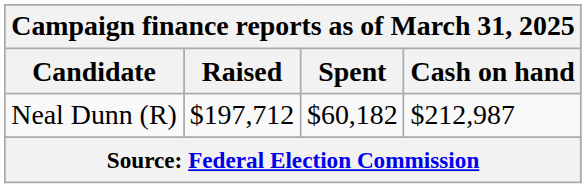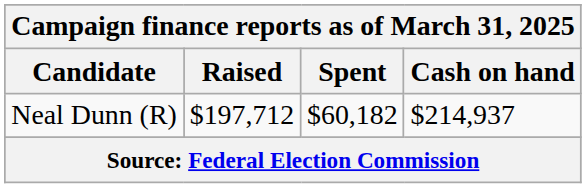(463, 114) $212,987 -> (463, 114) $214,937
